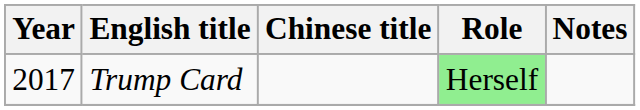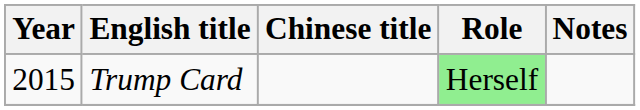(44, 79) 2017 -> (44, 79) 2015
